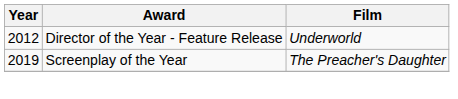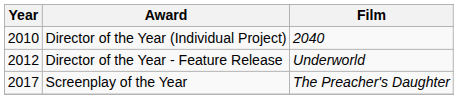+ row: (166, 37)
(23, 60) 2019 -> (23, 82) 2017
